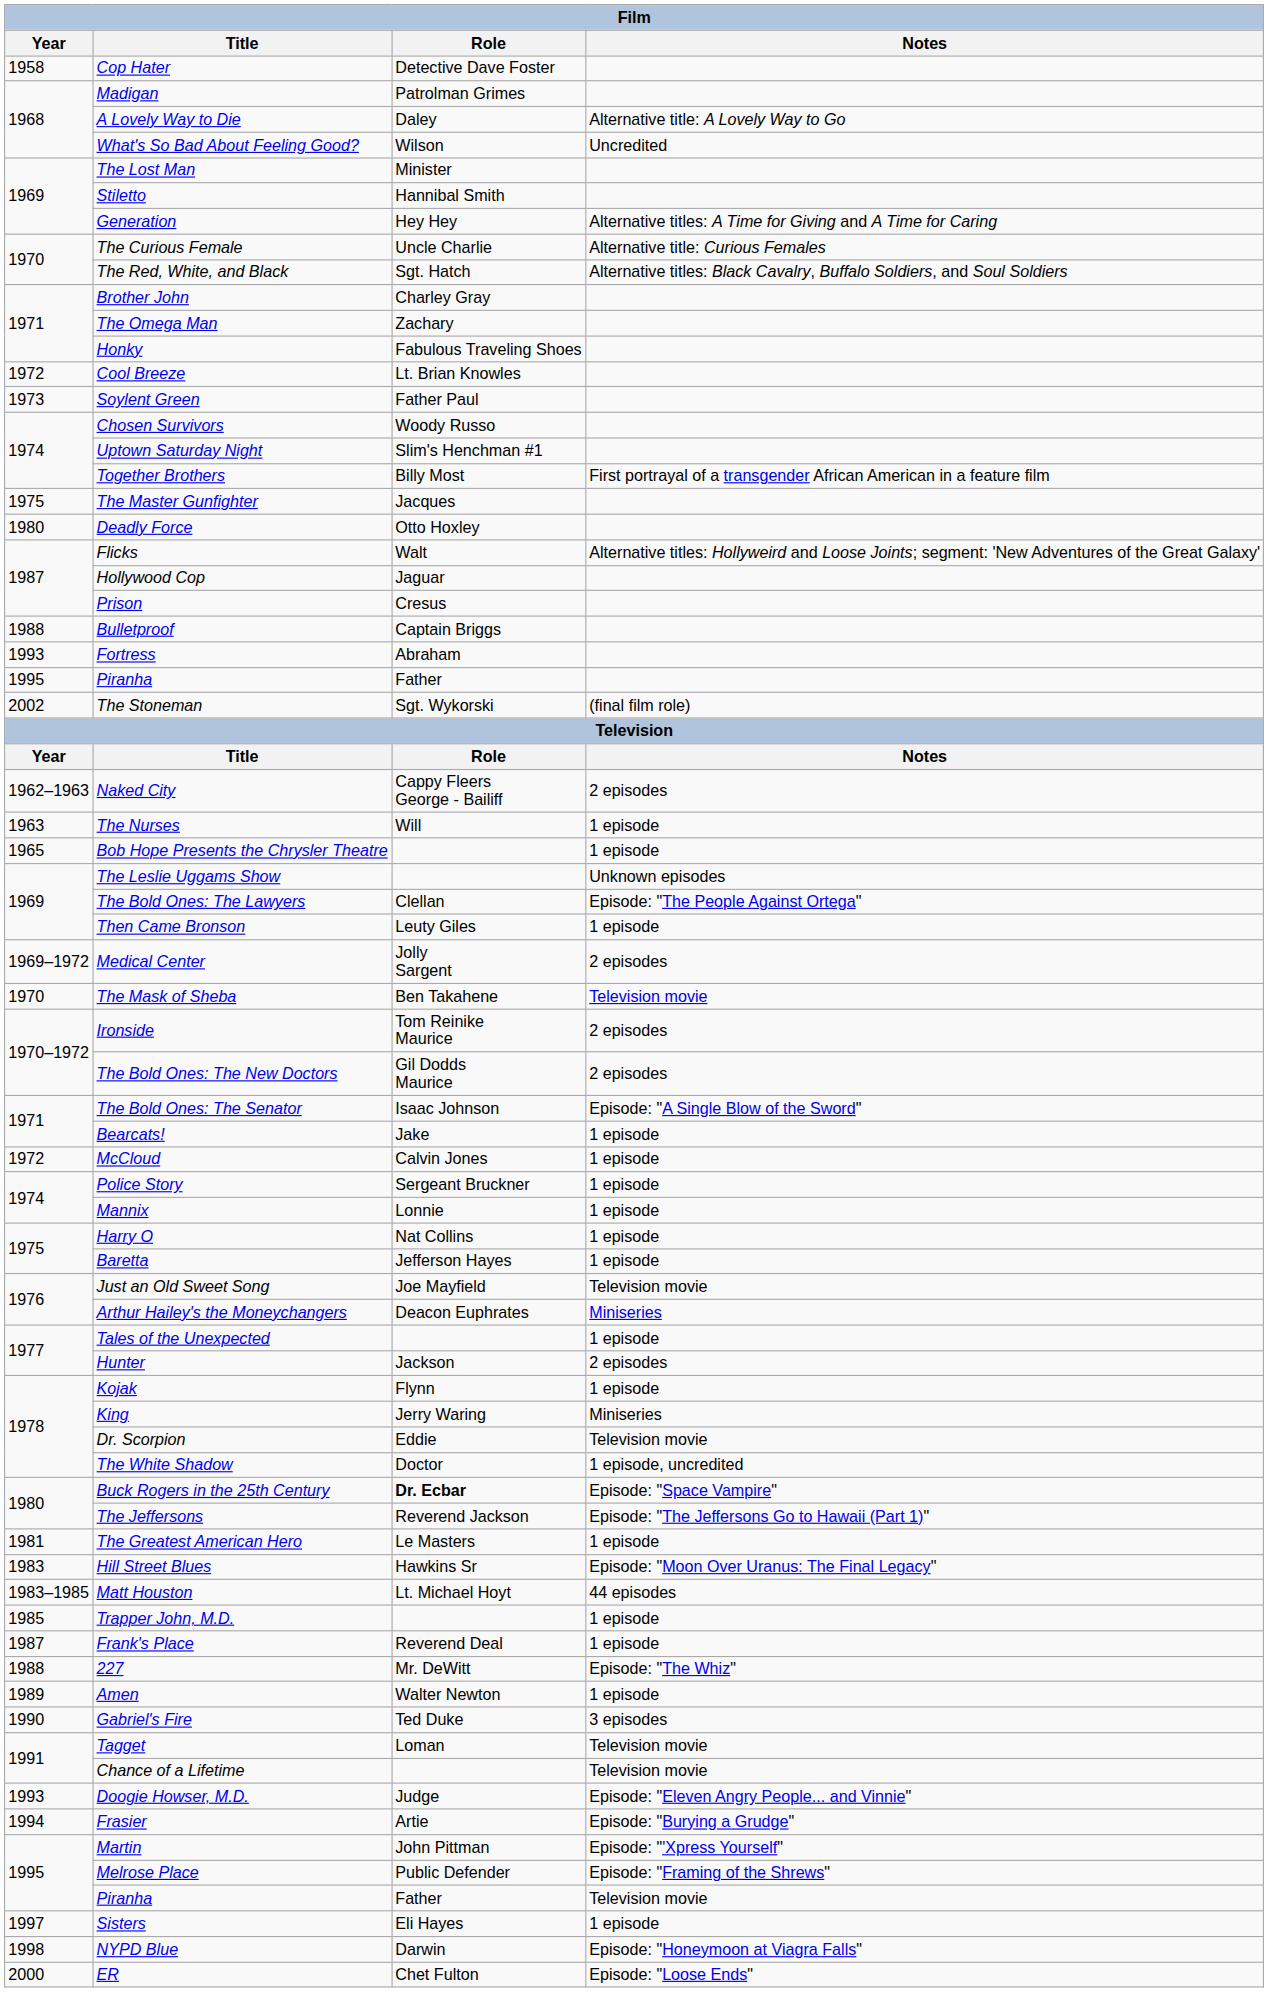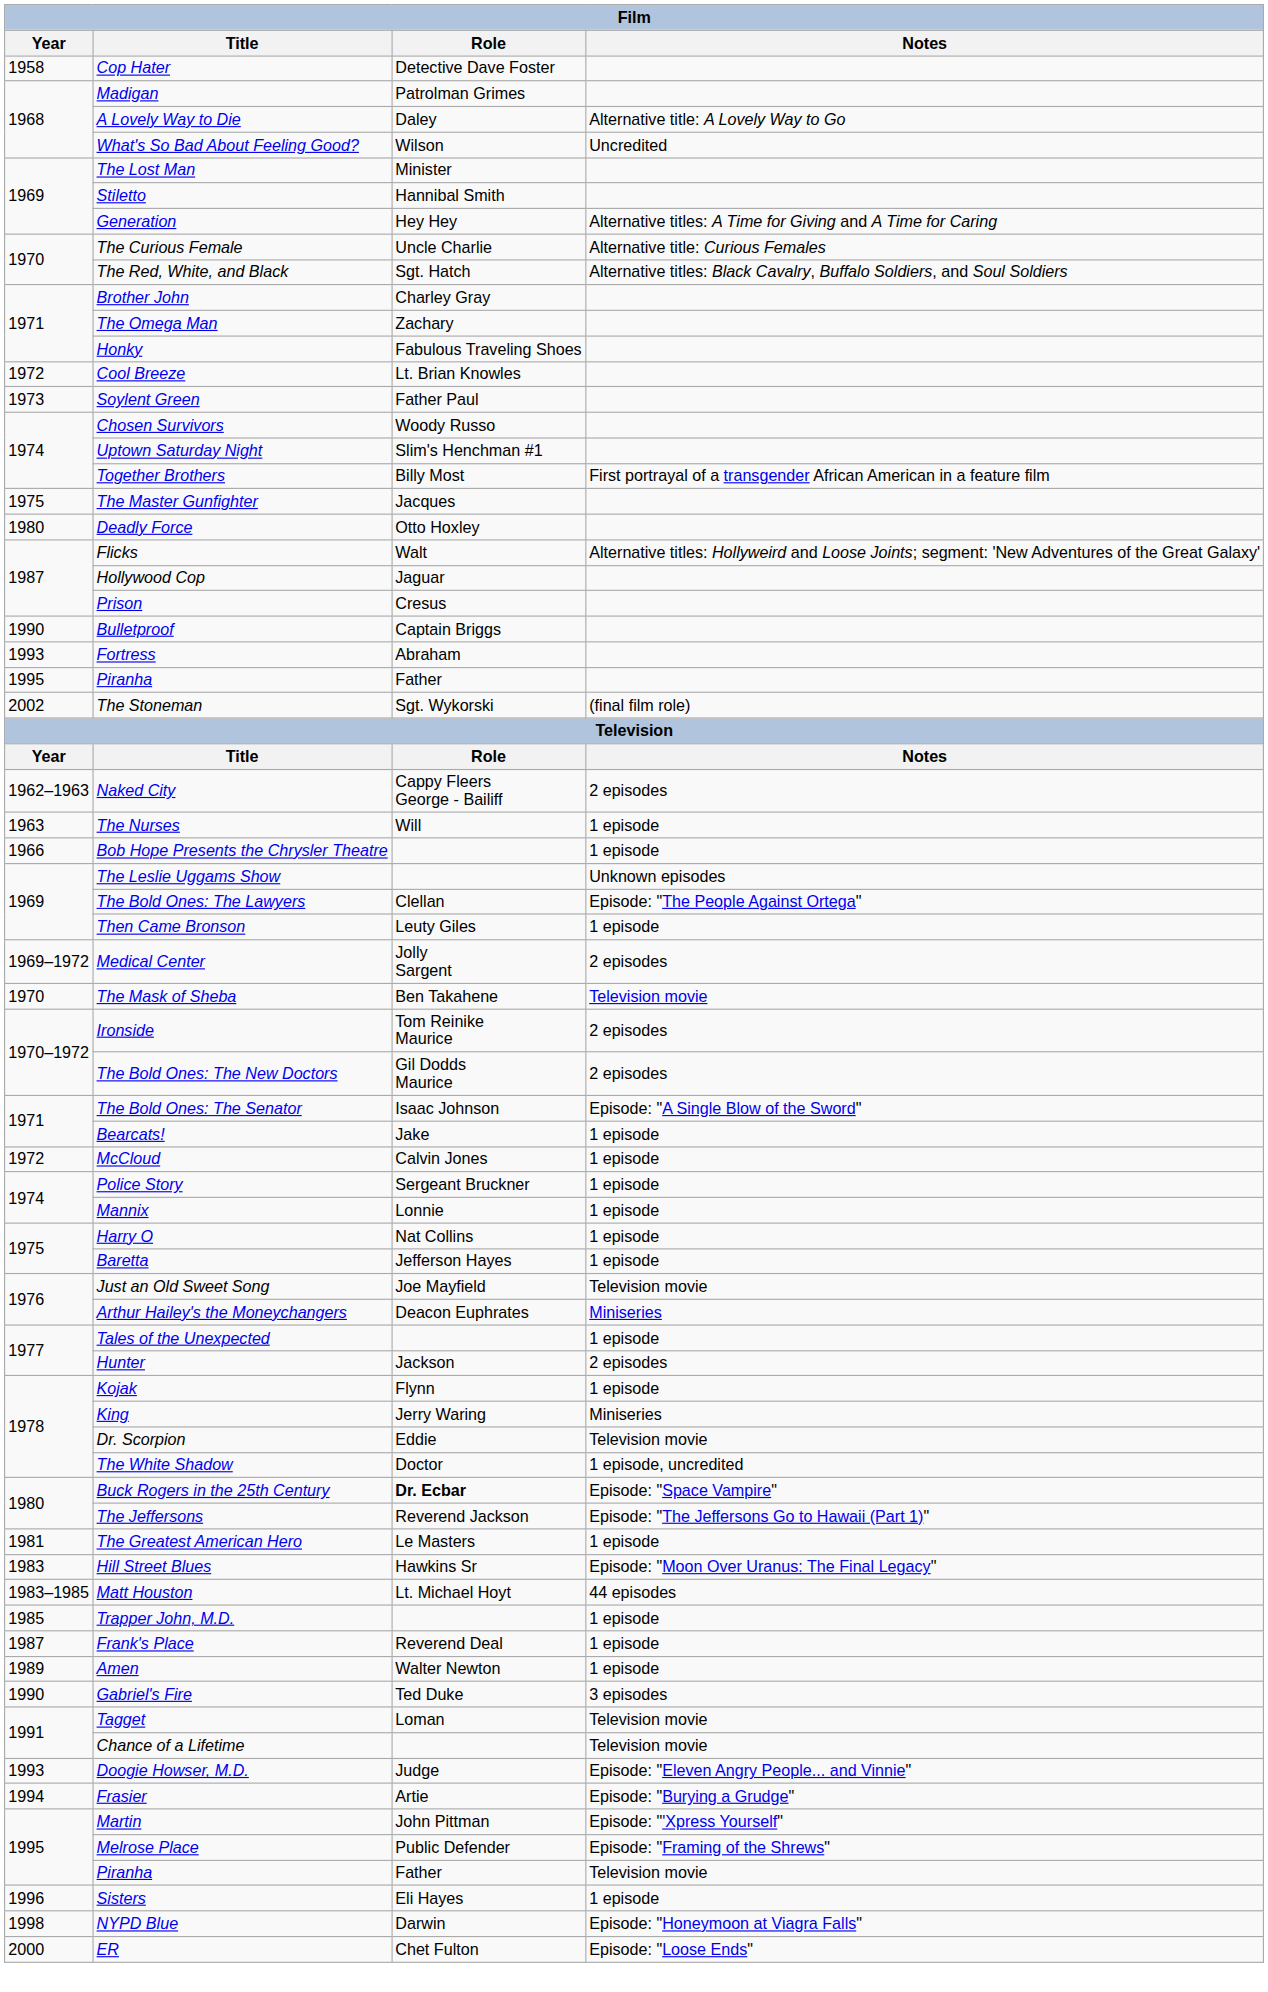(26, 629) 1988 -> (26, 629) 1990
(26, 851) 1965 -> (26, 851) 1966
- row: (110, 1669)
(26, 1924) 1997 -> (26, 1898) 1996
